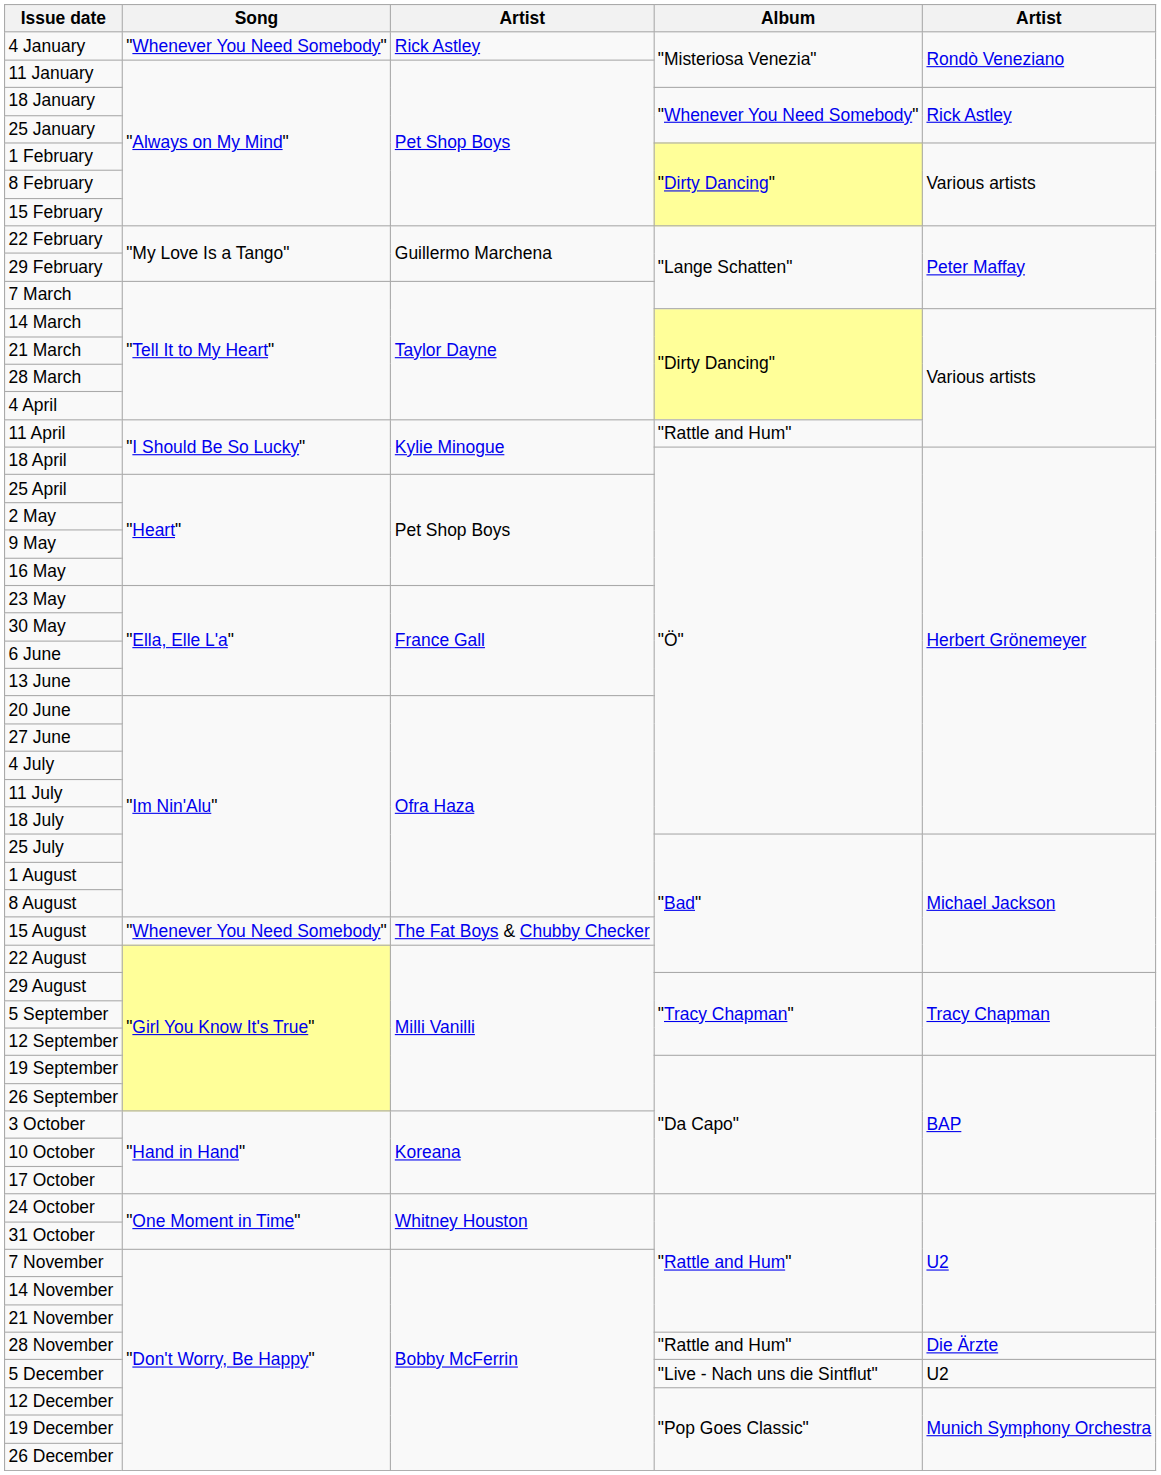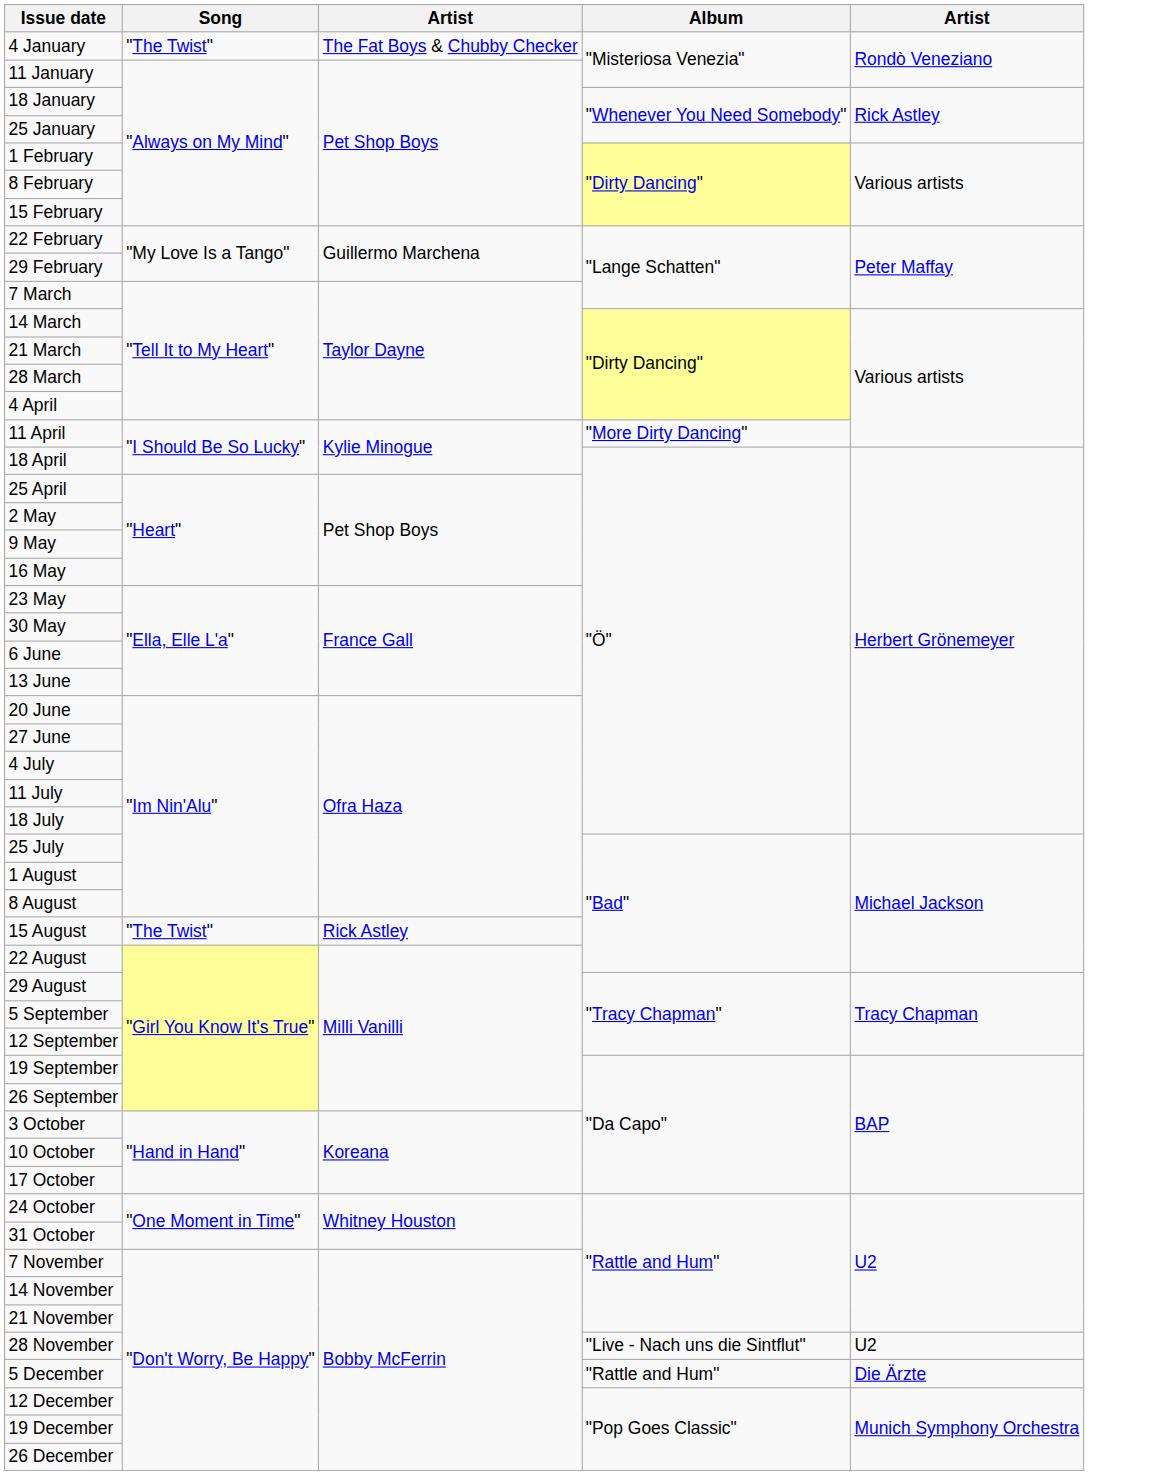(256, 45) "Whenever You Need Somebody" -> (170, 45) "The Twist"
(437, 45) Rick Astley -> (450, 45) The Fat Boys & Chubby Checker
(725, 433) "Rattle and Hum" -> (667, 433) "More Dirty Dancing"
(256, 931) "Whenever You Need Somebody" -> (170, 931) "The Twist"
(522, 931) The Fat Boys & Chubby Checker -> (365, 931) Rick Astley
(725, 1345) "Rattle and Hum" -> (696, 1345) "Live - Nach uns die Sintflut"
(962, 1345) Die Ärzte -> (866, 1345) U2
(768, 1373) "Live - Nach uns die Sintflut" -> (653, 1373) "Rattle and Hum"
(938, 1373) U2 -> (890, 1373) Die Ärzte
